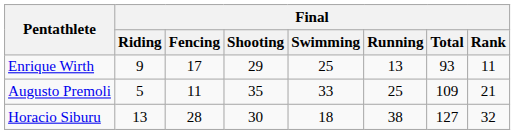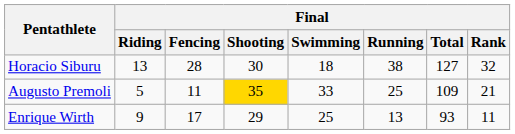rows swapped: (51, 67) <-> (54, 117)
(256, 92) no background -> (256, 92) gold background
